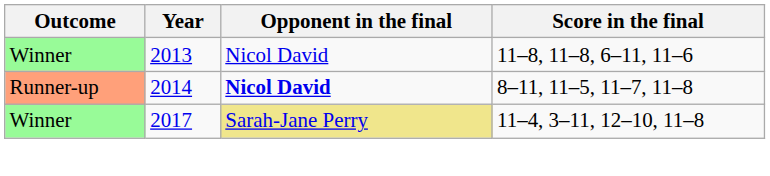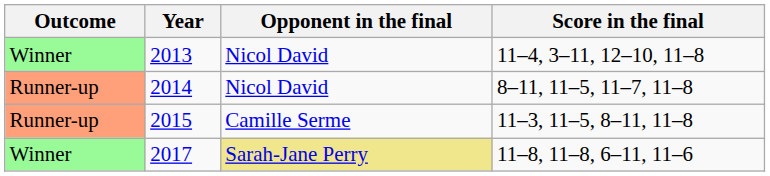(595, 54) 11–8, 11–8, 6–11, 11–6 -> (601, 54) 11–4, 3–11, 12–10, 11–8
(278, 87) bold -> (277, 87) normal
+ row: (171, 120)
(601, 120) 11–4, 3–11, 12–10, 11–8 -> (595, 154) 11–8, 11–8, 6–11, 11–6
